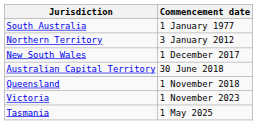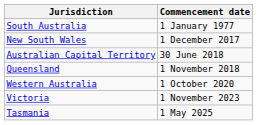- row: (54, 40)
+ row: (52, 84)
